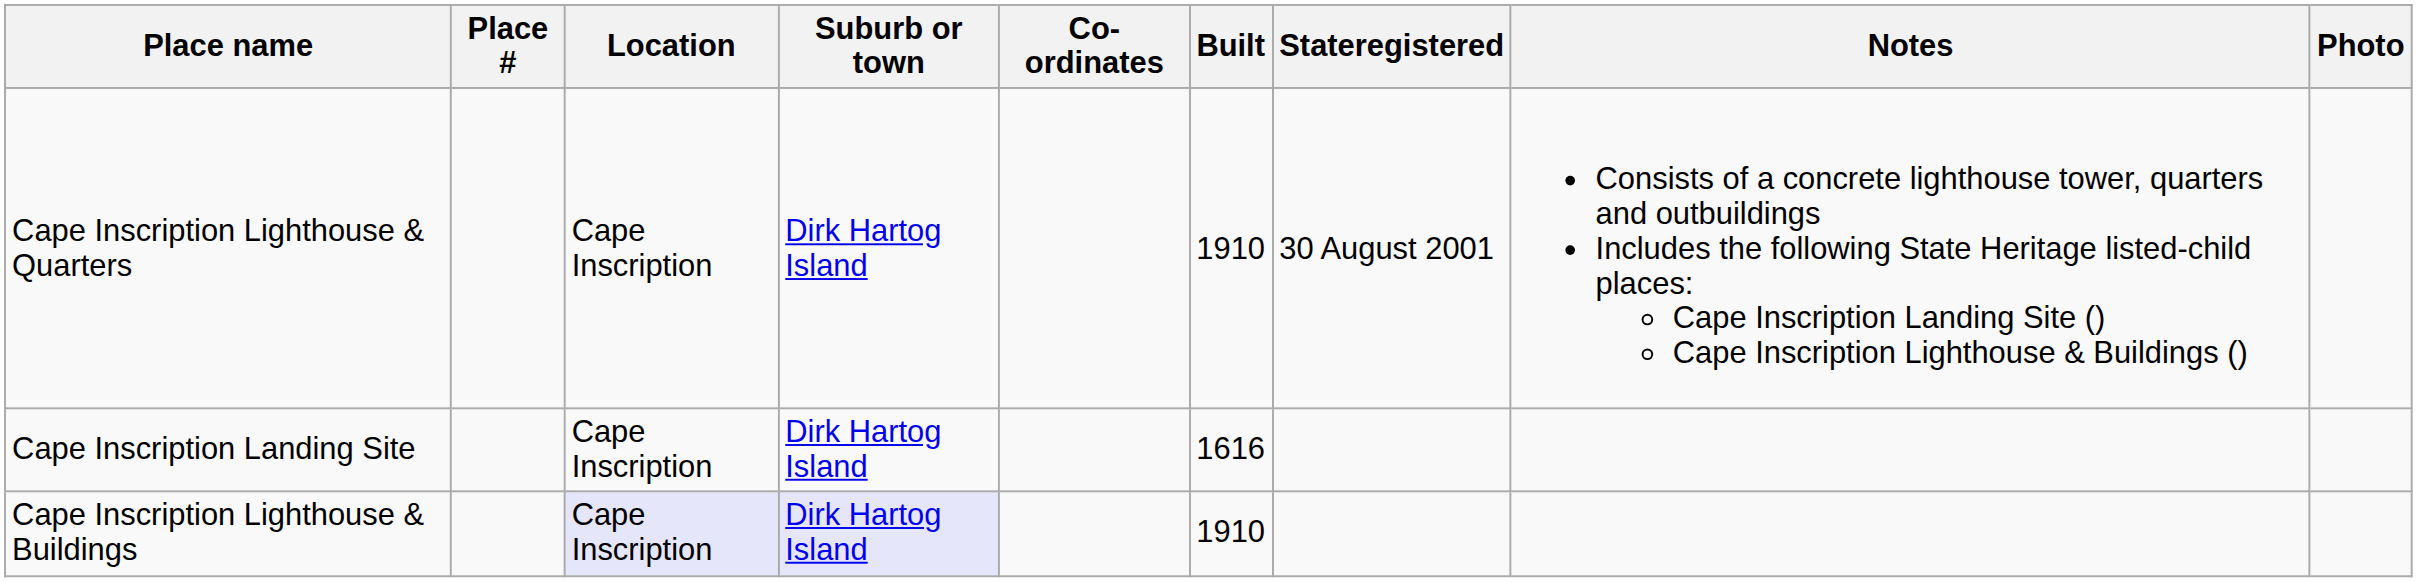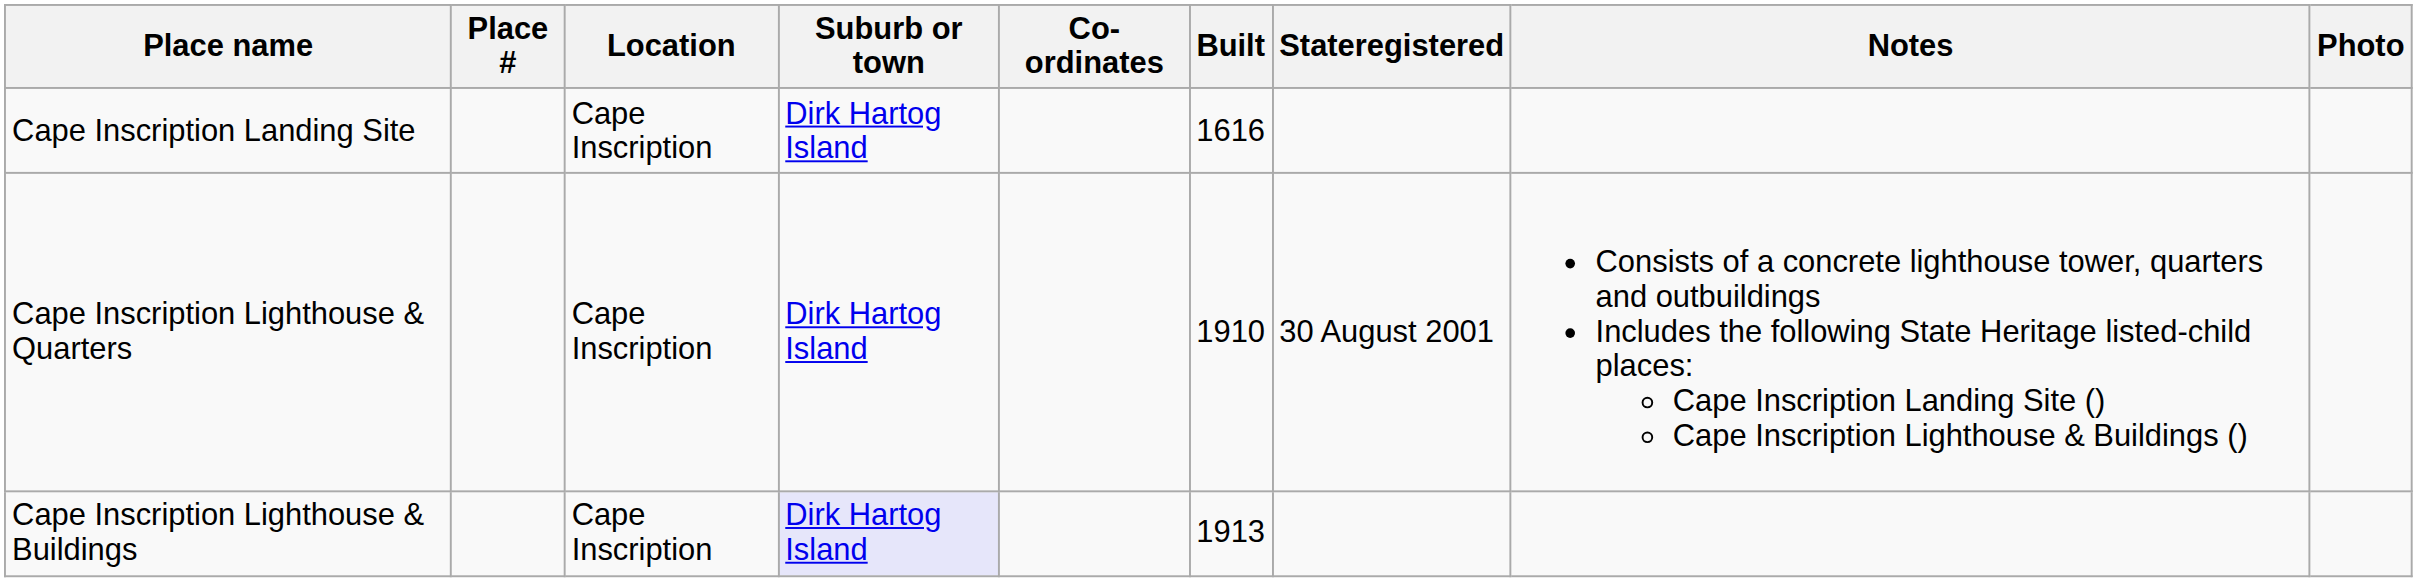rows swapped: (218, 247) <-> (214, 449)
(642, 532) lavender background -> (642, 532) no background
(1231, 532) 1910 -> (1231, 532) 1913
